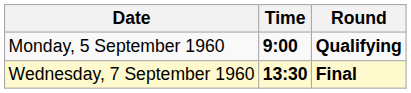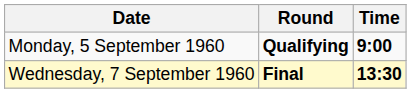columns swapped: (285, 18) <-> (359, 18)
